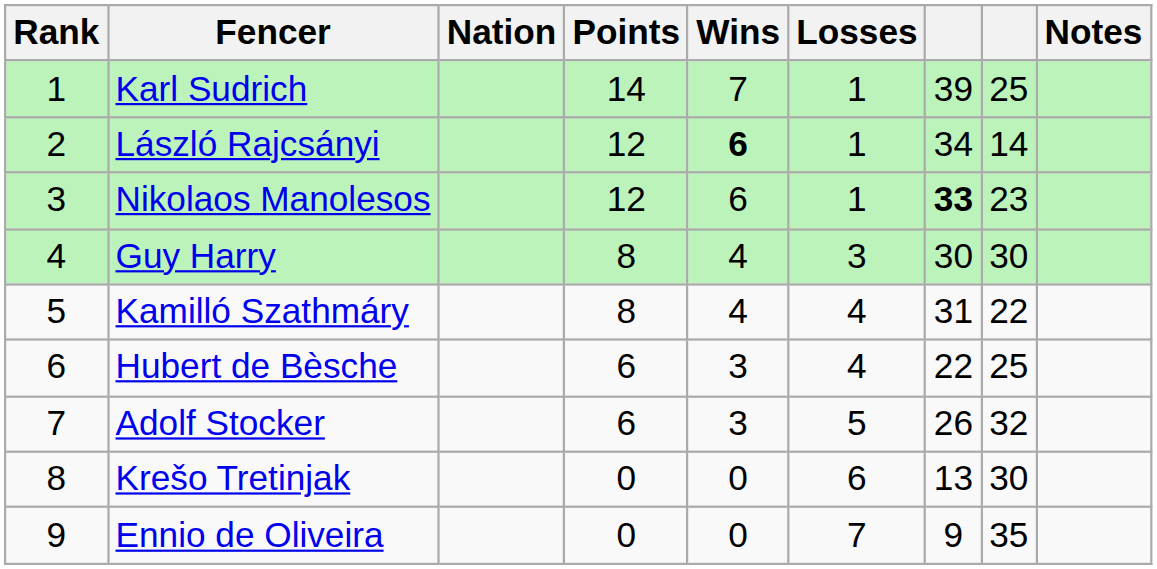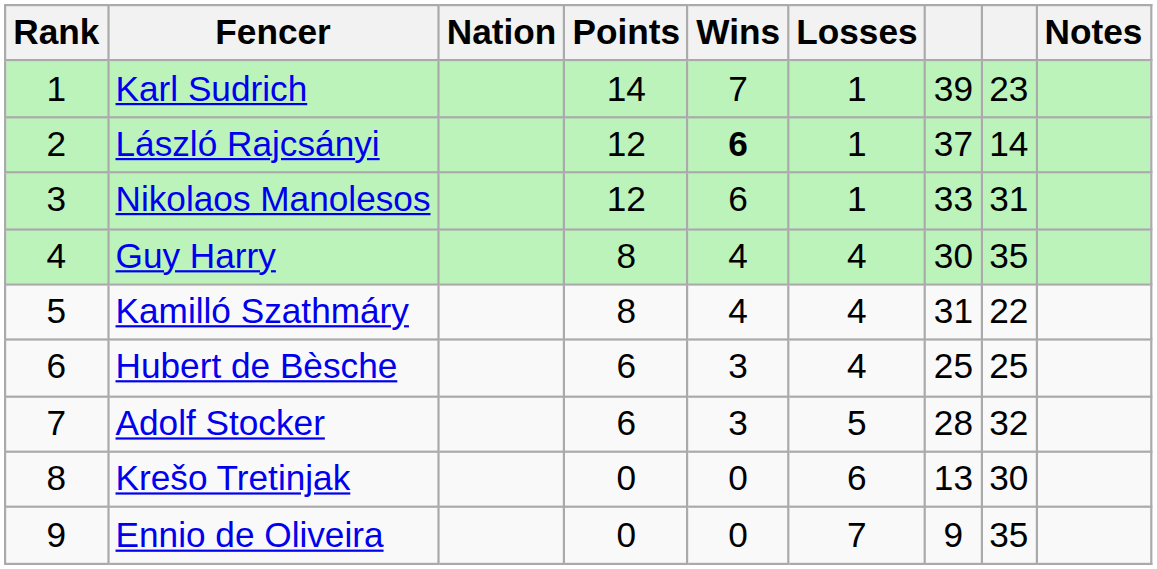(1009, 88) 25 -> (1009, 88) 23
(953, 144) 34 -> (953, 144) 37
(953, 199) bold -> (953, 199) normal
(1009, 199) 23 -> (1009, 199) 31
(857, 255) 3 -> (857, 255) 4
(1009, 255) 30 -> (1009, 255) 35
(953, 367) 22 -> (953, 367) 25
(953, 423) 26 -> (953, 423) 28
